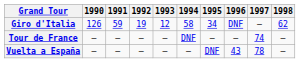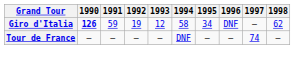(94, 24) normal -> (89, 24) bold
- row: (43, 51)
